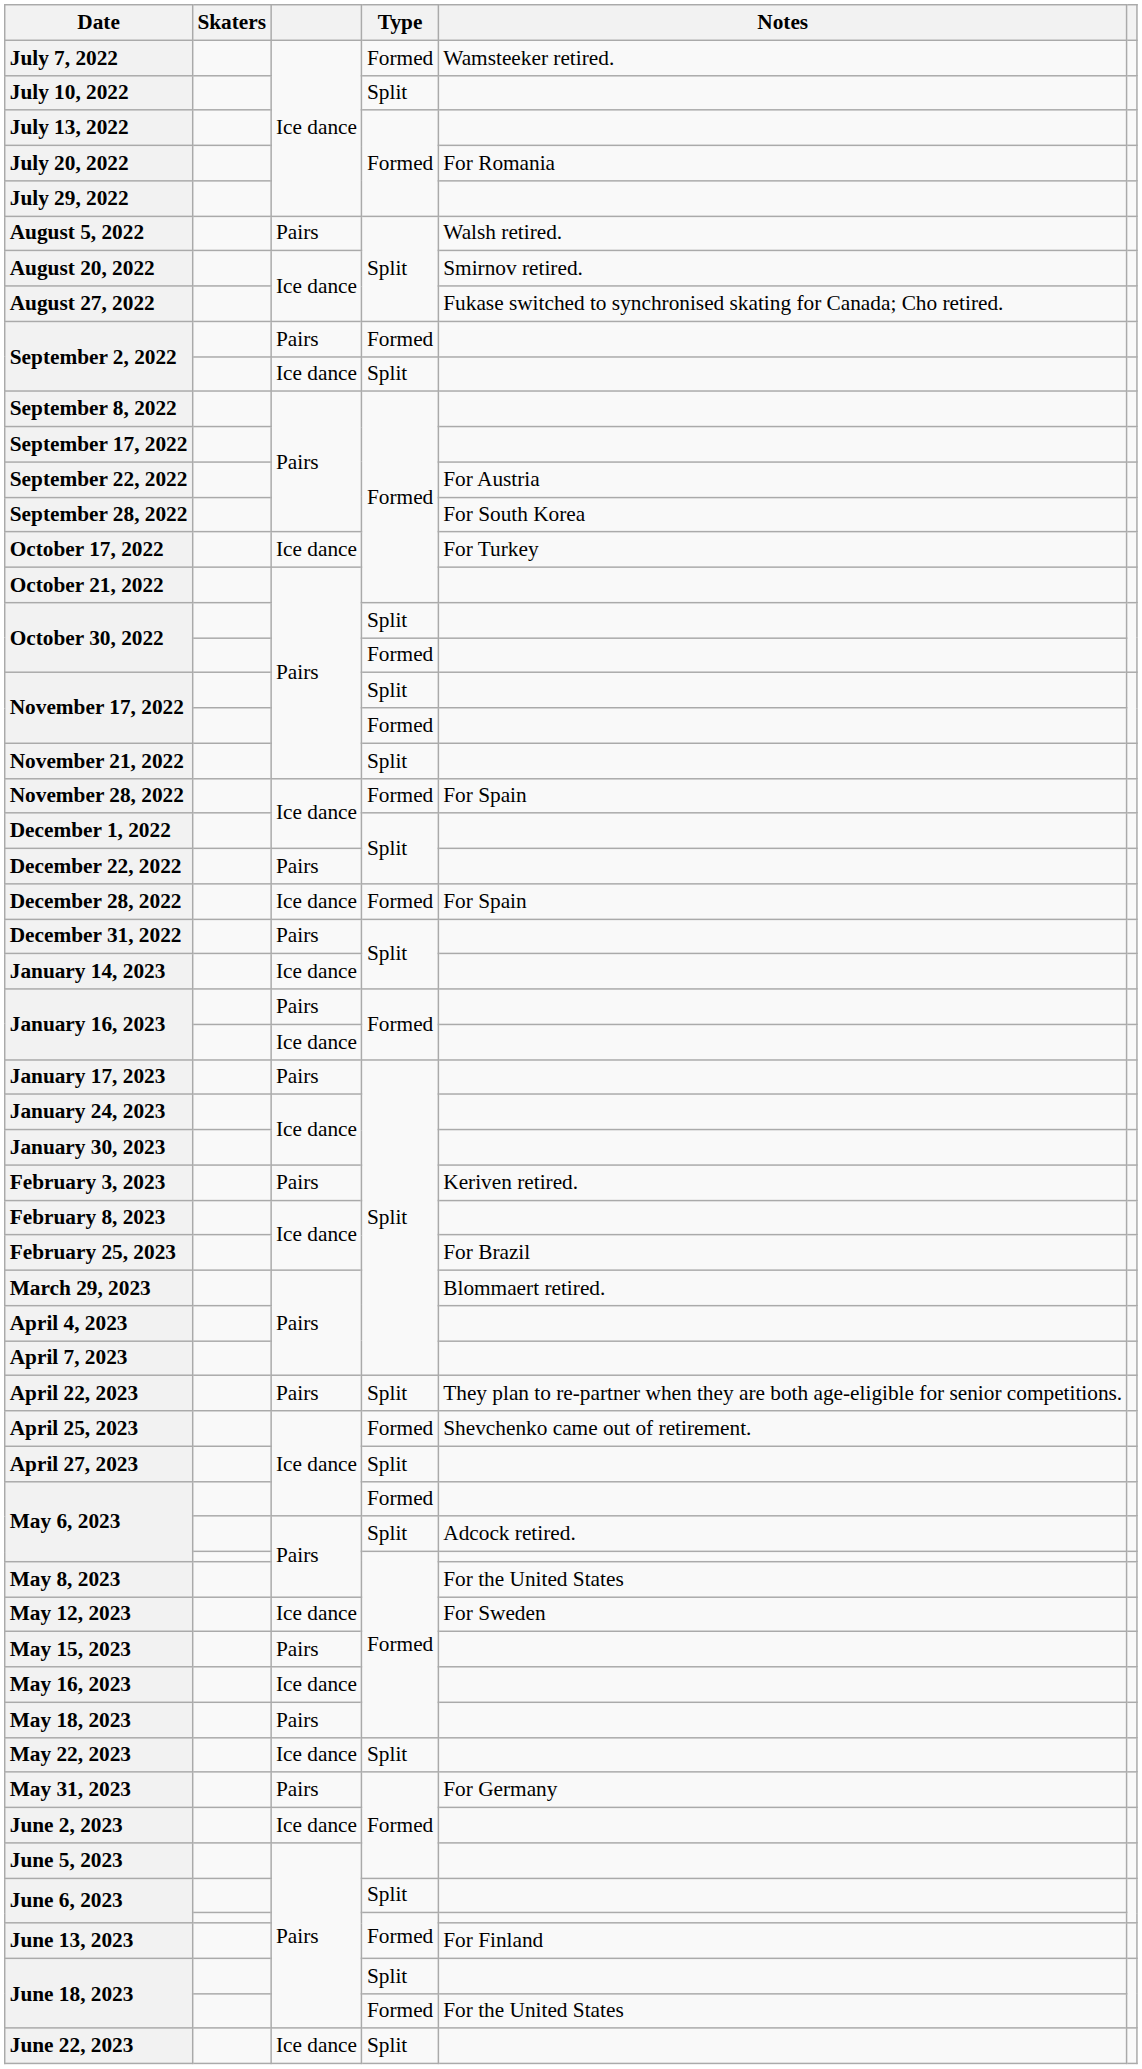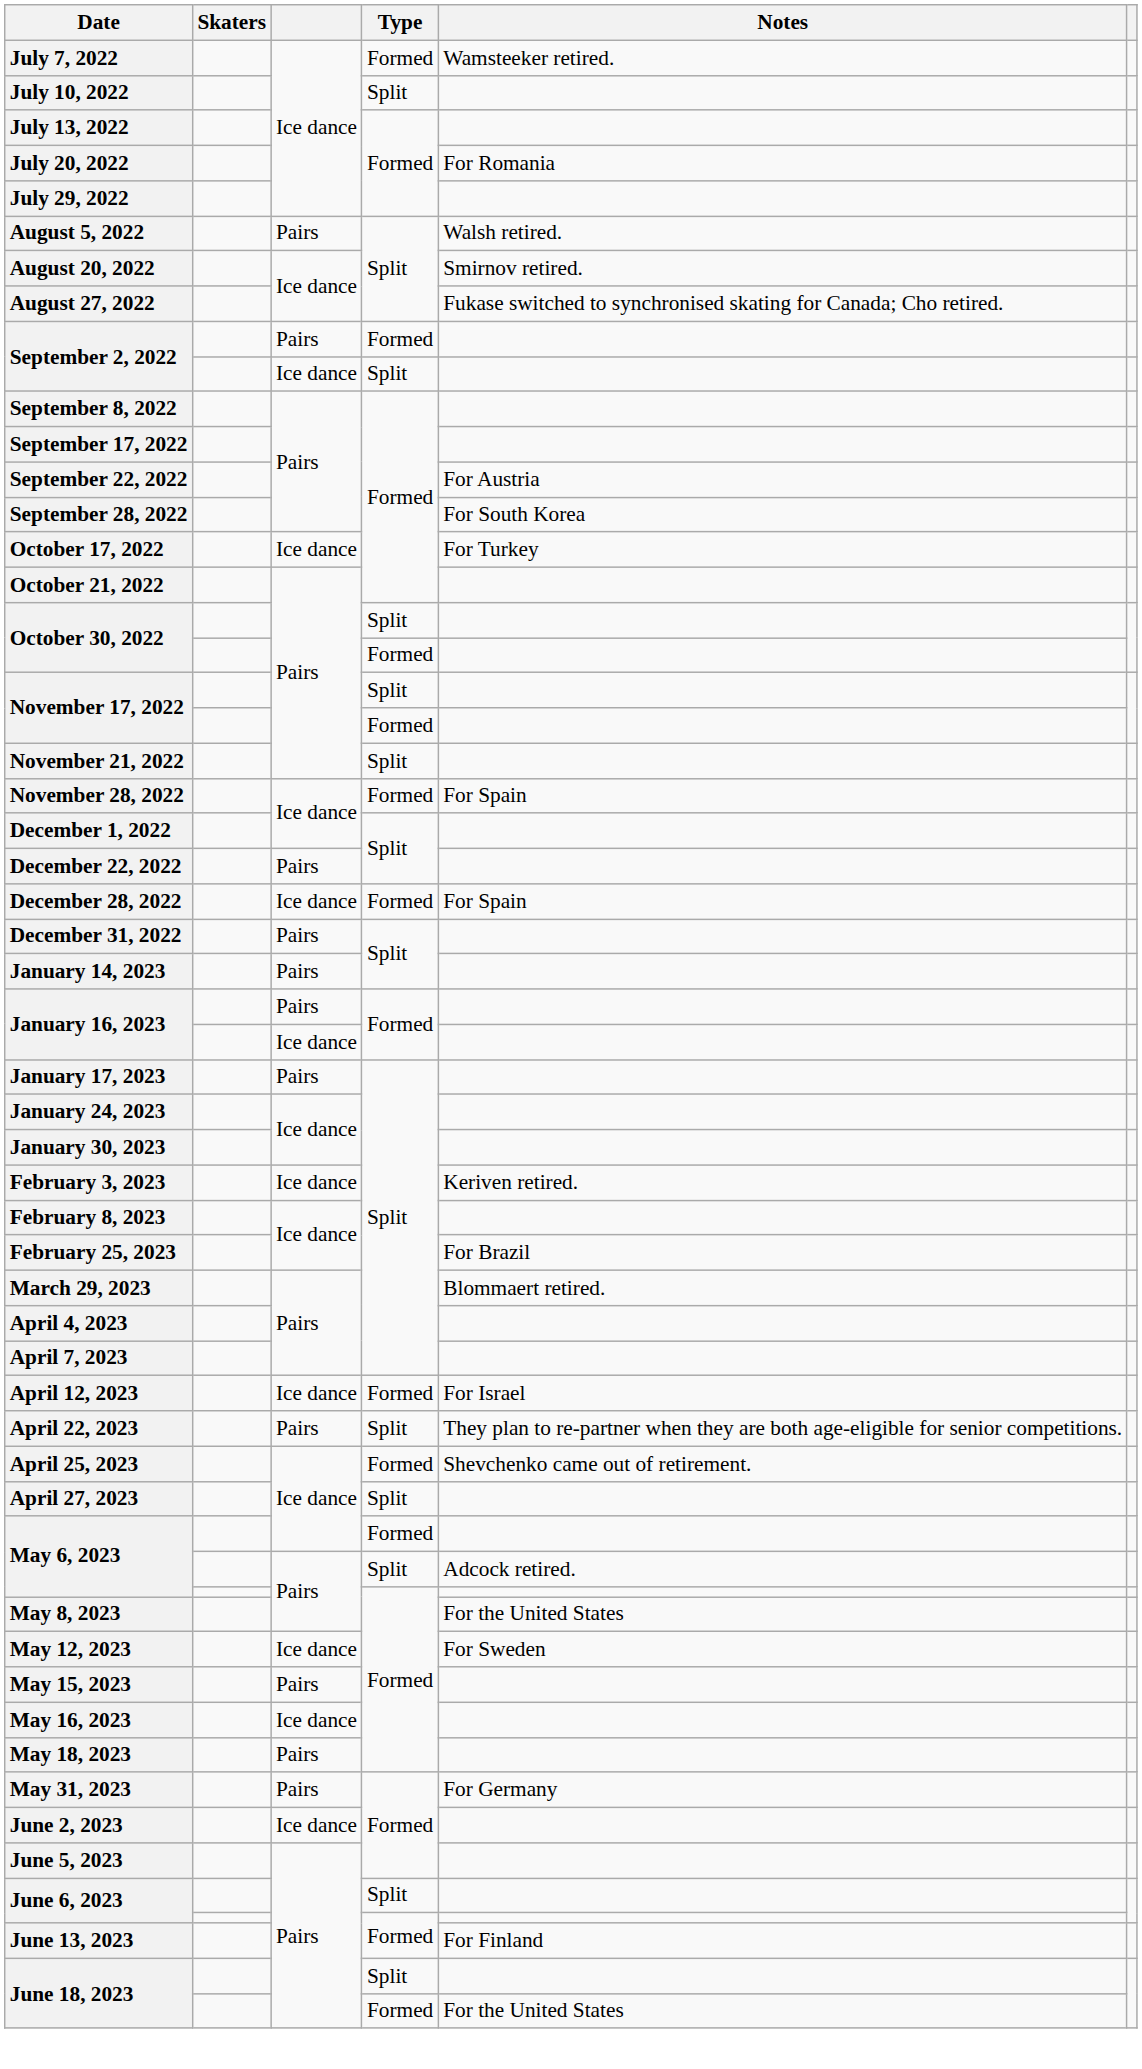(317, 971) Ice dance -> (297, 971) Pairs
(297, 1182) Pairs -> (317, 1182) Ice dance
+ row: (74, 1393)
- row: (70, 1754)
- row: (72, 2045)
